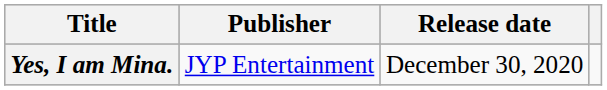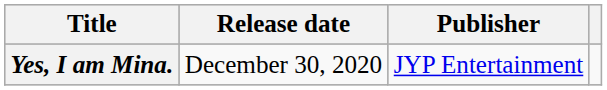columns swapped: (485, 24) <-> (280, 24)
